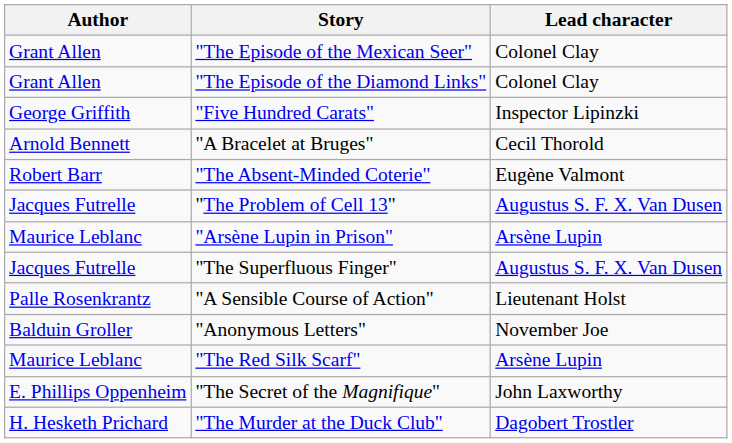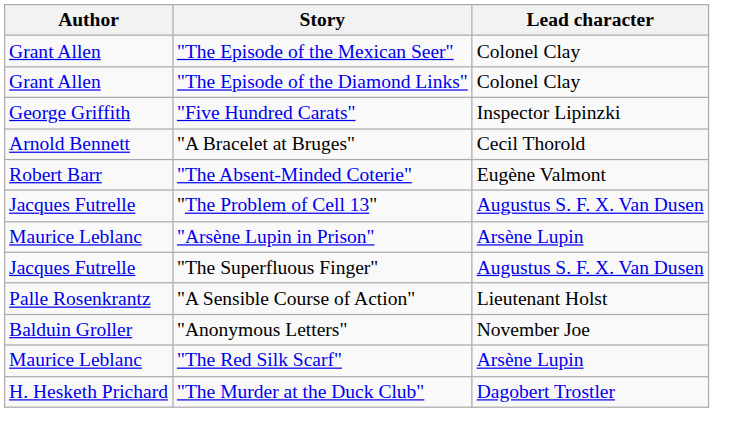- row: (318, 391)
